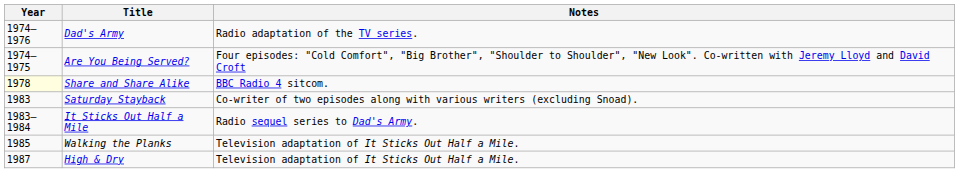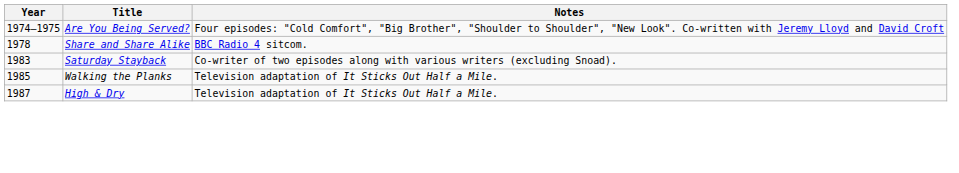- row: (94, 34)
(19, 84) lightyellow background -> (19, 45) no background
- row: (124, 121)
